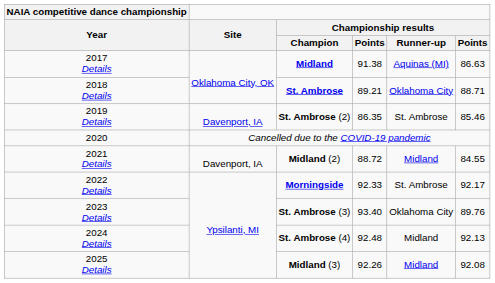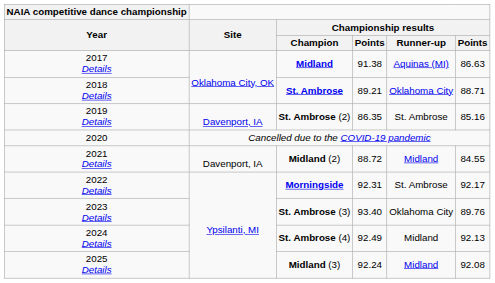(473, 117) 85.46 -> (473, 117) 85.16
(370, 185) 92.33 -> (370, 185) 92.31
(370, 238) 92.48 -> (370, 238) 92.49
(370, 264) 92.26 -> (370, 264) 92.24
